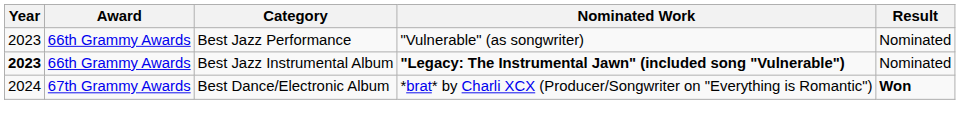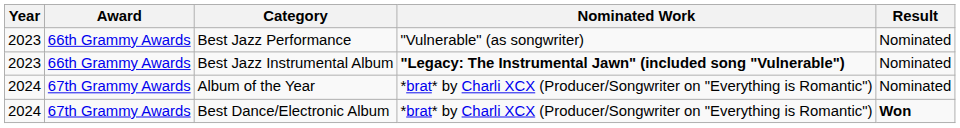(24, 63) bold -> (24, 63) normal
+ row: (256, 87)
